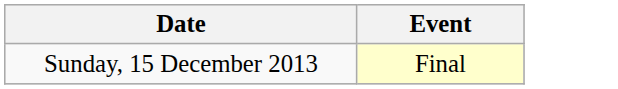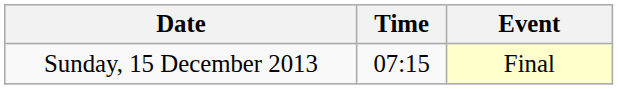+ column: (402, 24)
